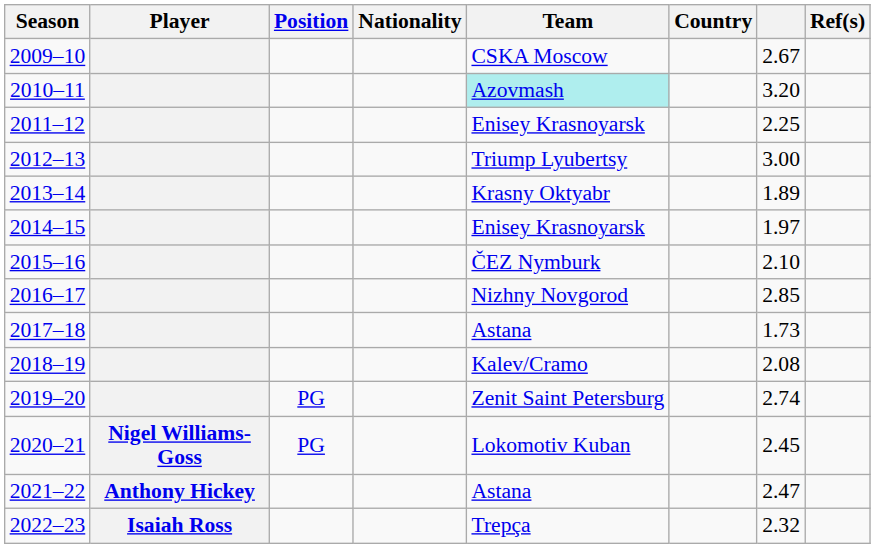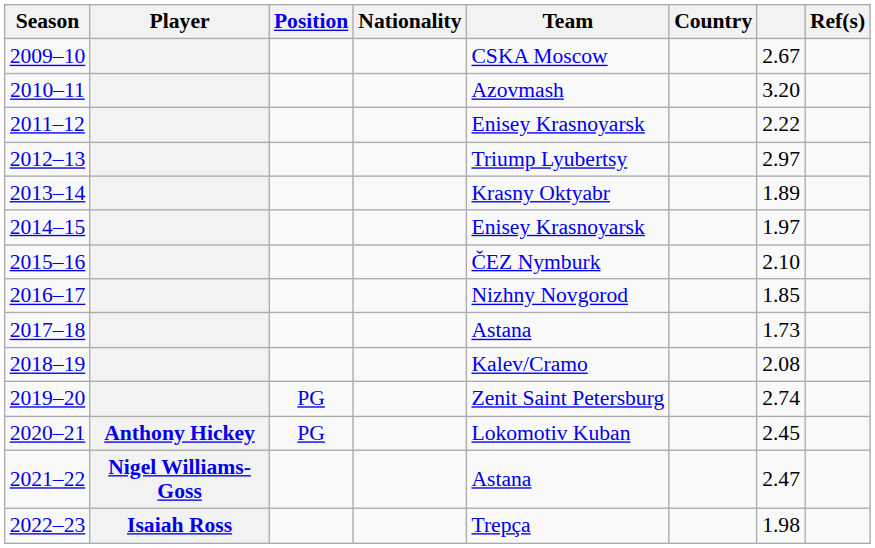(518, 90) paleturquoise background -> (518, 90) no background
(781, 124) 2.25 -> (781, 124) 2.22
(781, 158) 3.00 -> (781, 158) 2.97
(781, 295) 2.85 -> (781, 295) 1.85
(180, 444) Nigel Williams-Goss -> (180, 432) Anthony Hickey
(180, 491) Anthony Hickey -> (180, 479) Nigel Williams-Goss
(781, 525) 2.32 -> (781, 525) 1.98
